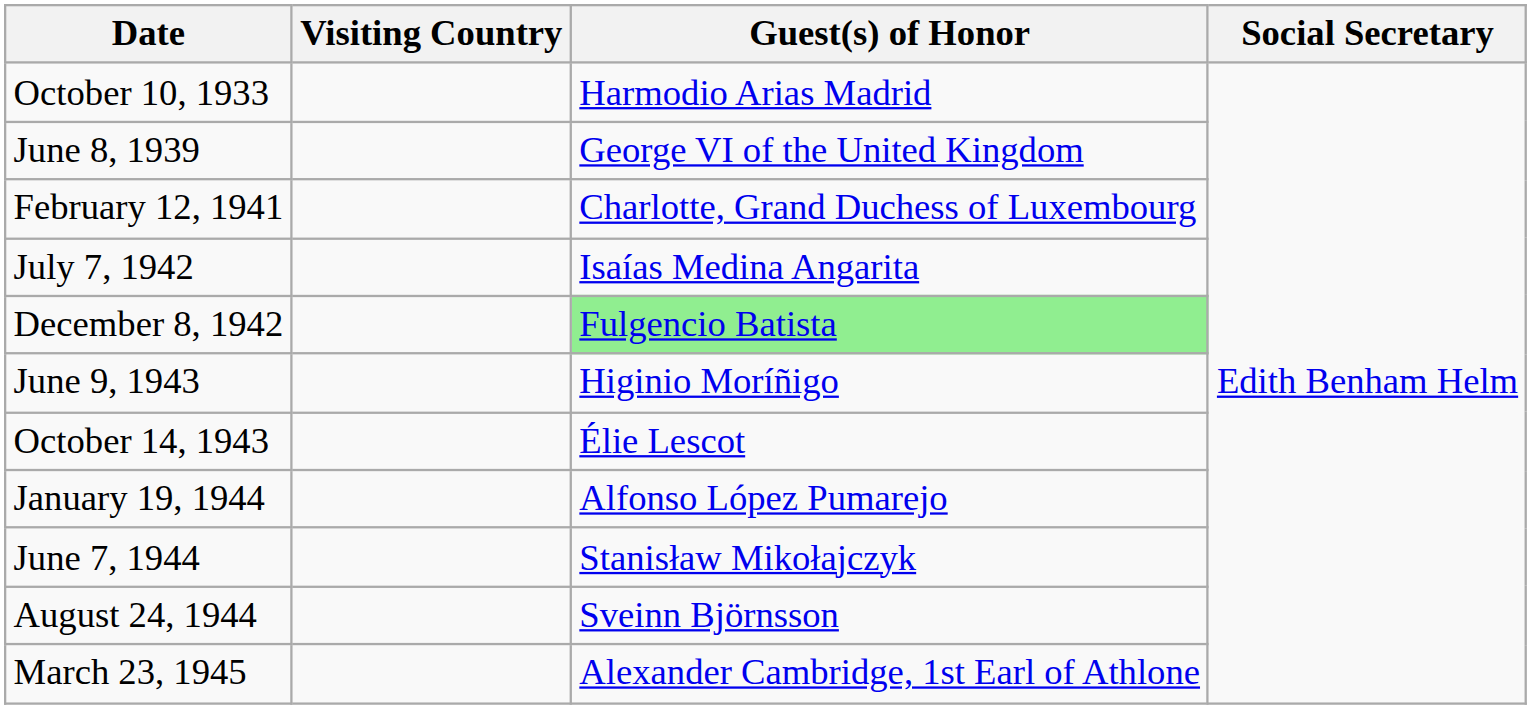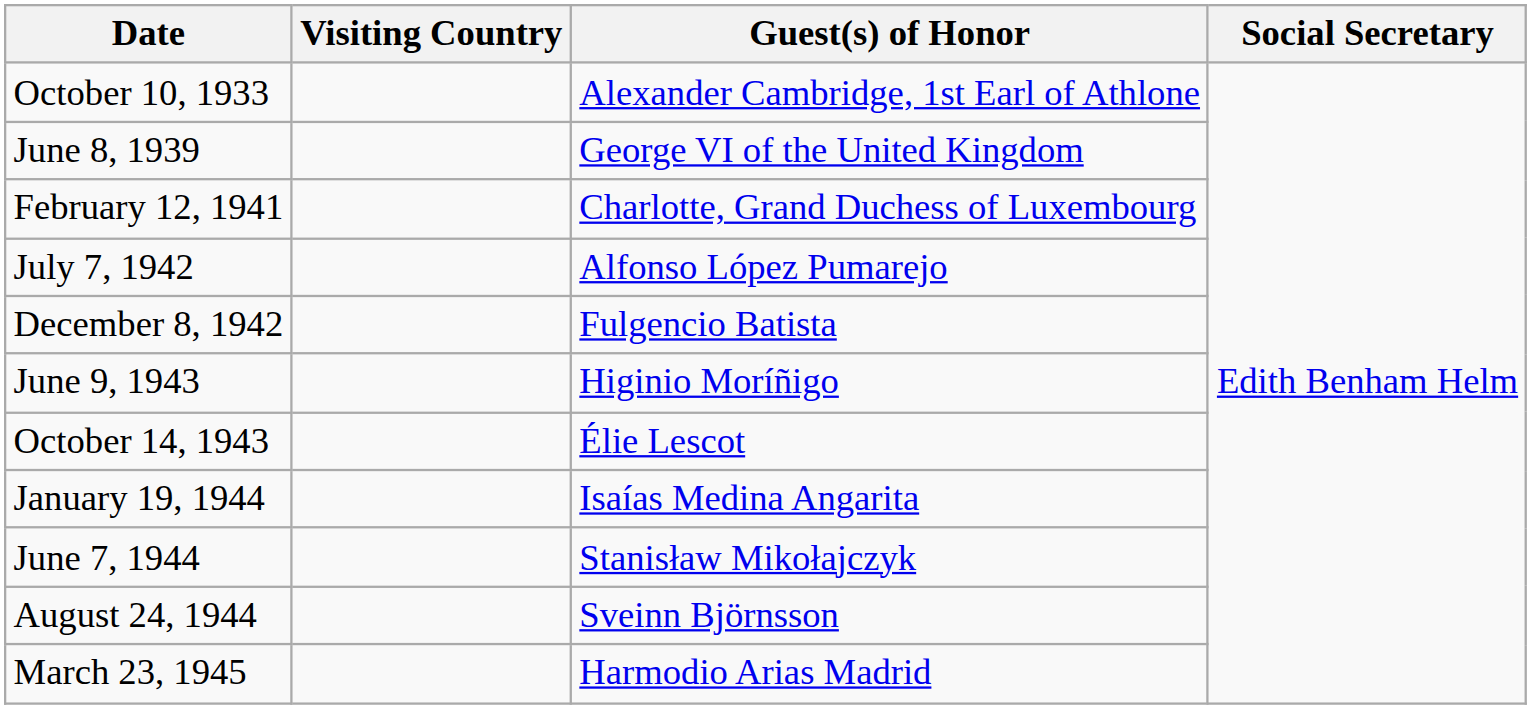(755, 91) Harmodio Arias Madrid -> (890, 91) Alexander Cambridge, 1st Earl of Athlone
(749, 265) Isaías Medina Angarita -> (764, 265) Alfonso López Pumarejo
(708, 324) lightgreen background -> (708, 324) no background
(764, 498) Alfonso López Pumarejo -> (749, 498) Isaías Medina Angarita
(890, 672) Alexander Cambridge, 1st Earl of Athlone -> (755, 672) Harmodio Arias Madrid
